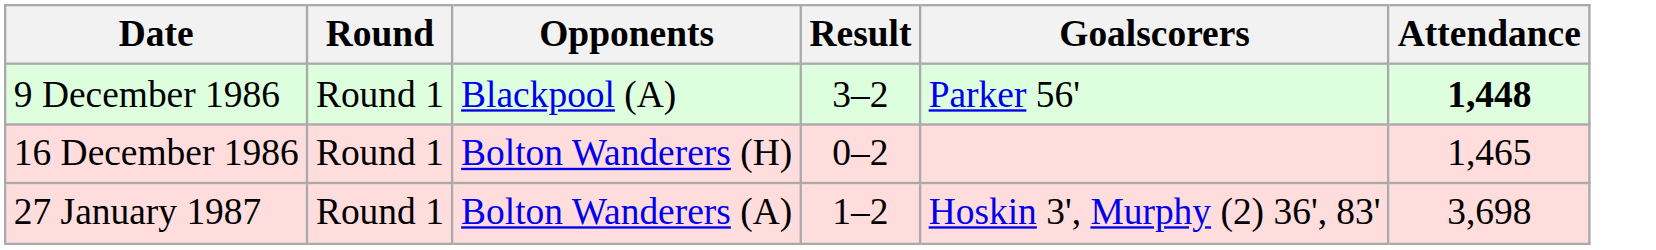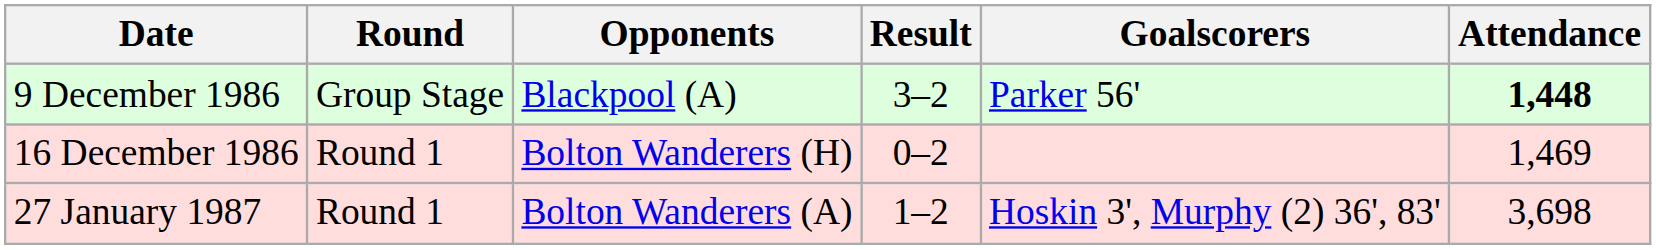(380, 93) Round 1 -> (410, 93) Group Stage
(1489, 152) 1,465 -> (1550, 152) 1,469
